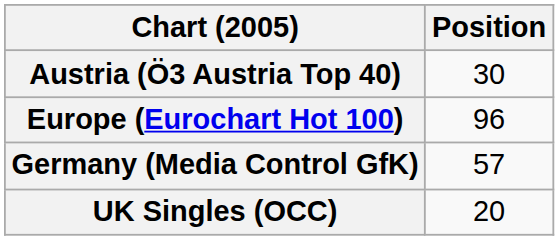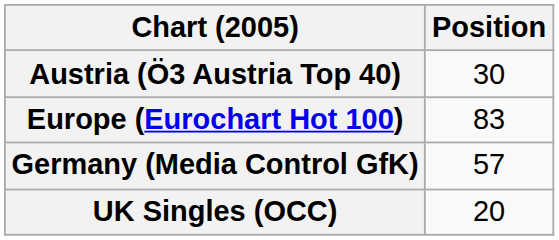(489, 119) 96 -> (489, 119) 83
